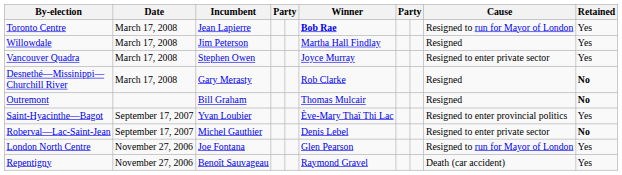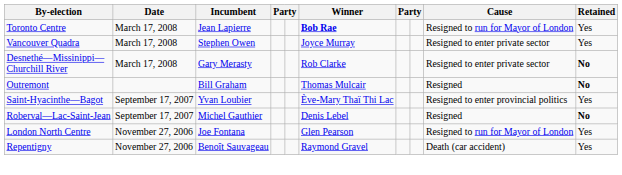- row: (29, 43)
(444, 79) Resigned -> (488, 64) Resigned to enter private sector
(488, 131) Resigned to enter private sector -> (444, 116) Resigned
